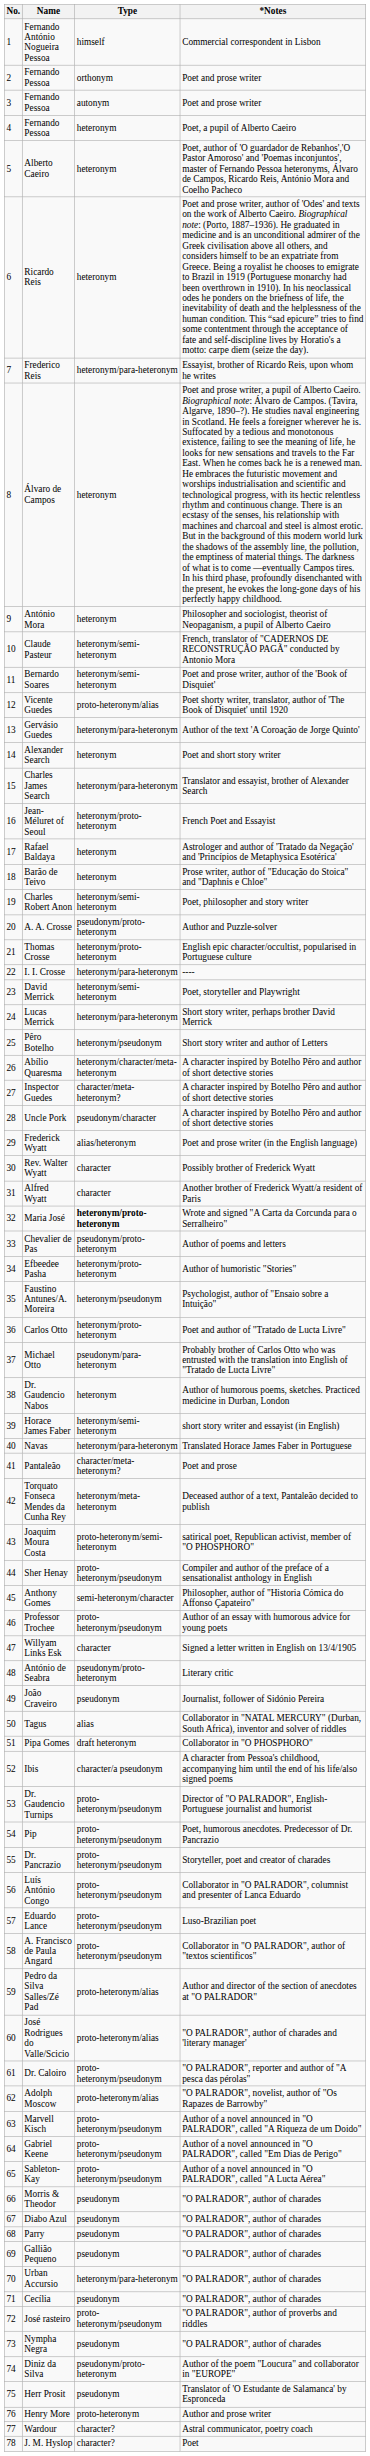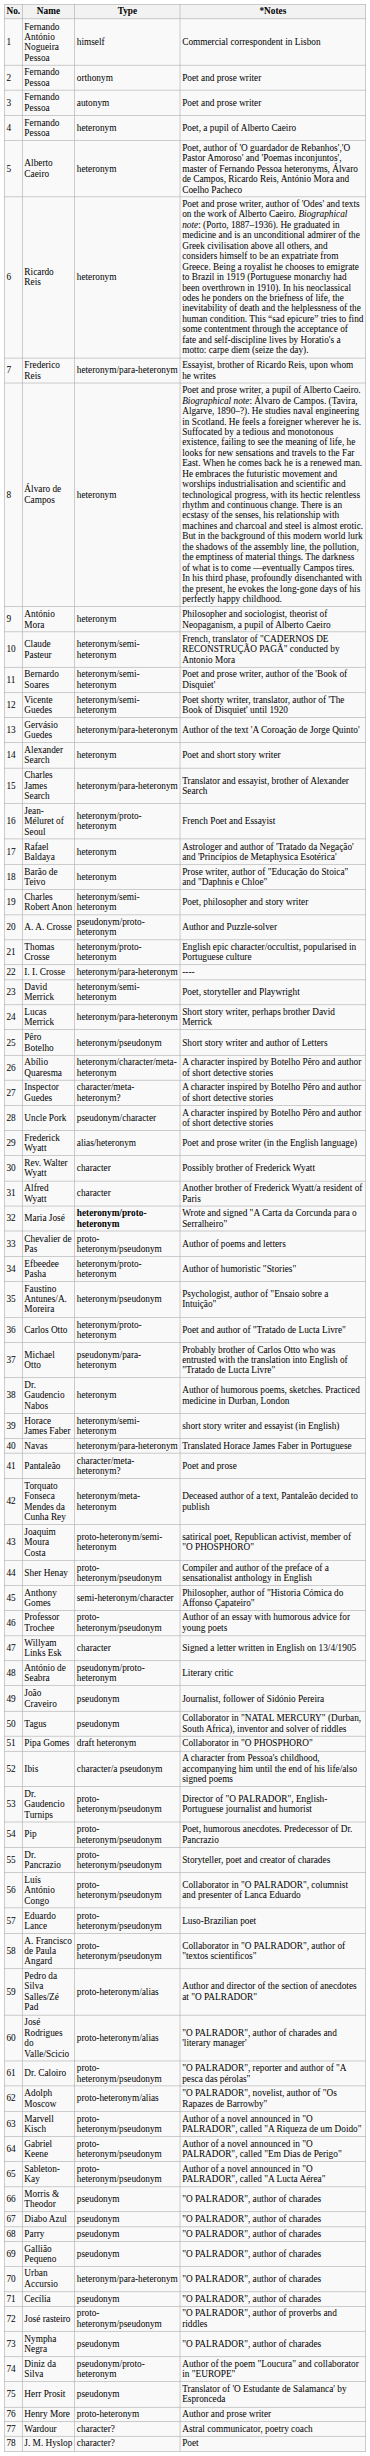(118, 705) proto-heteronym/alias -> (108, 705) heteronym/semi-heteronym
(111, 1243) pseudonym/proto-heteronym -> (119, 1243) proto-heteronym/pseudonym
(85, 1723) alias -> (98, 1723) pseudonym
